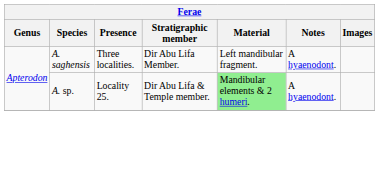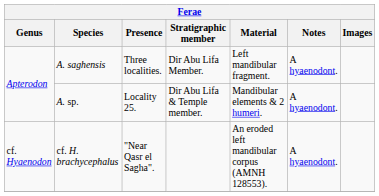(246, 91) lightgreen background -> (258, 102) no background
+ row: (88, 156)
